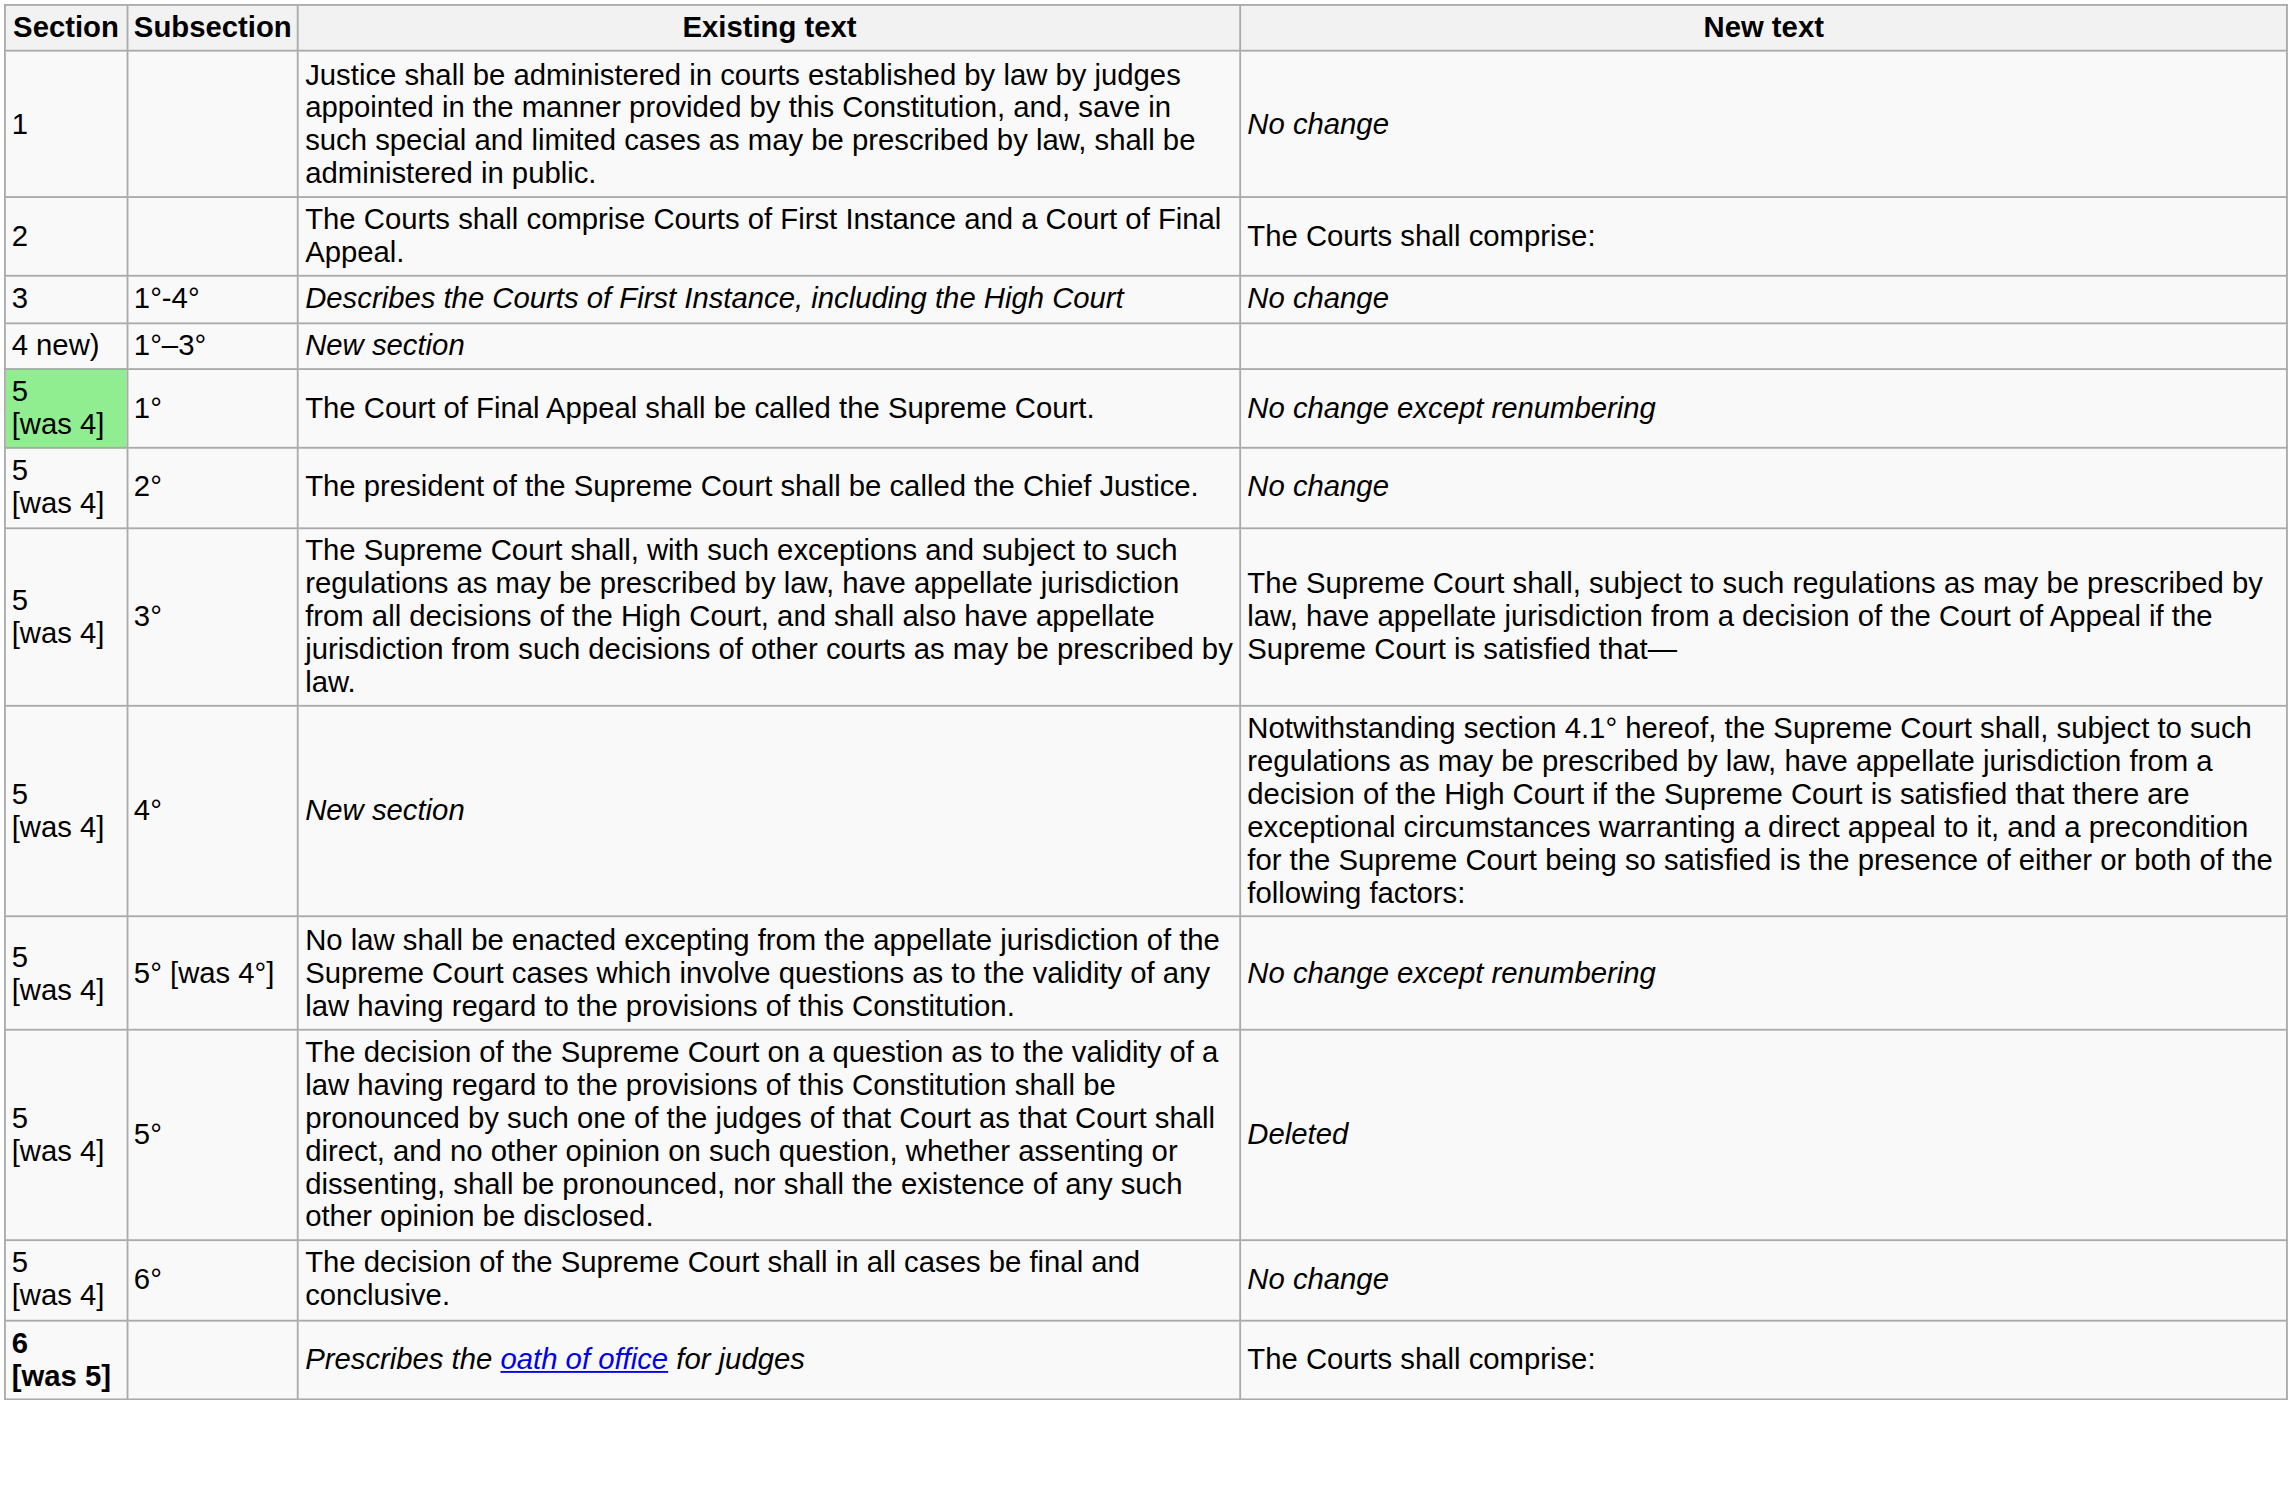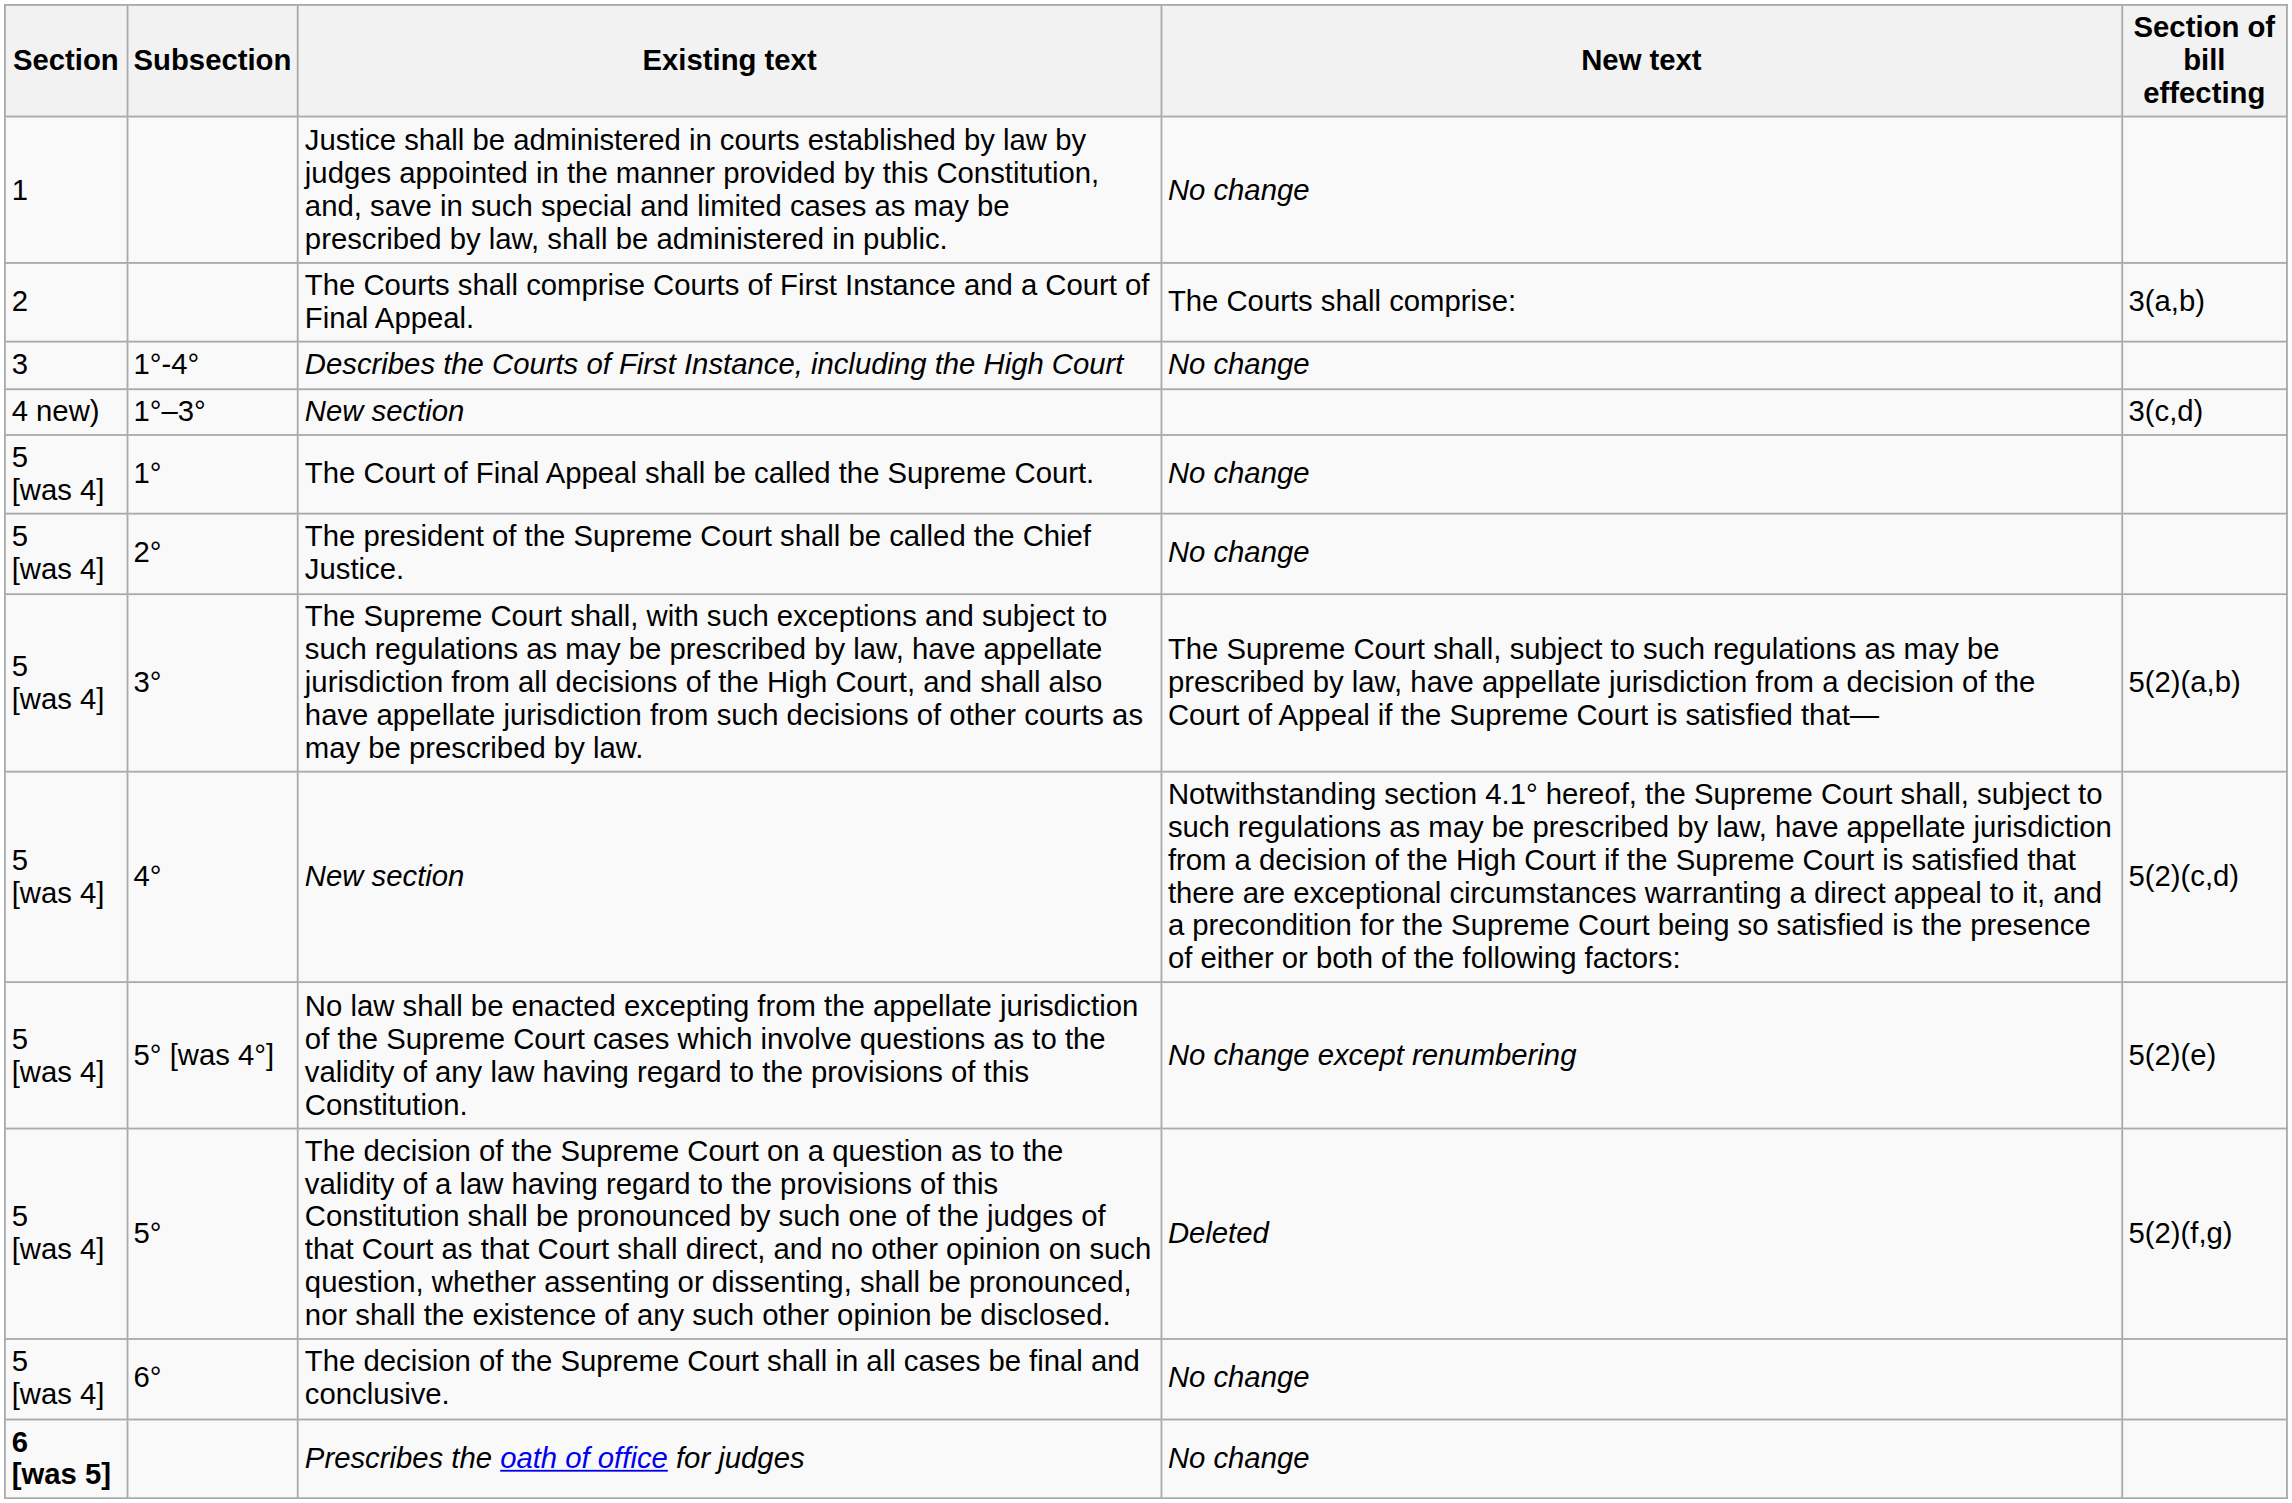+ column: (2204, 60)
(58, 408) lightgreen background -> (58, 474) no background
(1452, 408) No change except renumbering -> (1239, 474) No change
(1421, 1359) The Courts shall comprise: -> (1239, 1457) No change
